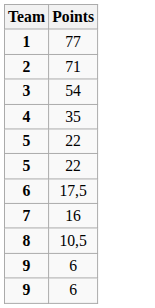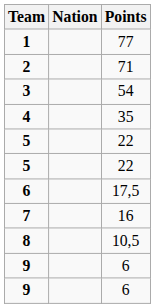+ column: (75, 16)
